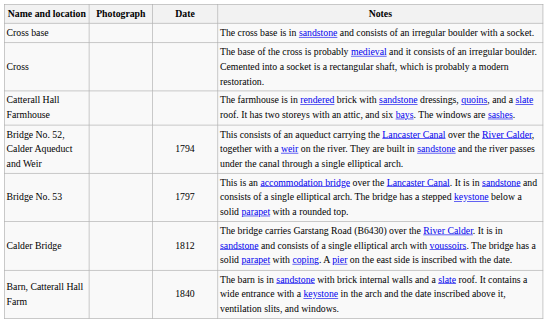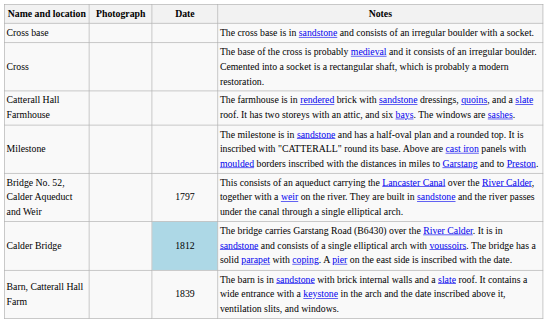+ row: (26, 149)
(185, 149) 1794 -> (185, 197) 1797
- row: (34, 197)
(185, 246) no background -> (185, 246) lightblue background
(185, 294) 1840 -> (185, 294) 1839
